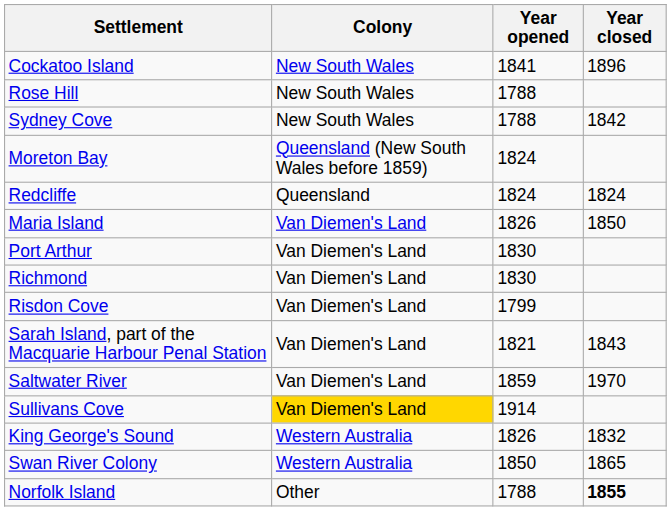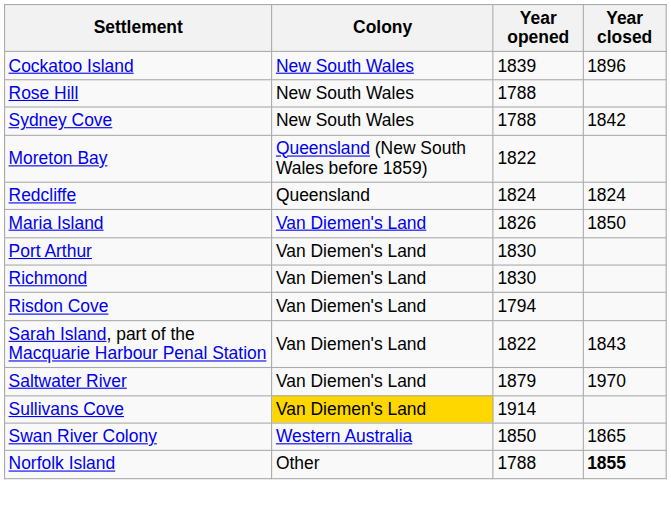(517, 65) 1841 -> (517, 65) 1839
(517, 158) 1824 -> (517, 158) 1822
(517, 306) 1799 -> (517, 306) 1794
(517, 343) 1821 -> (517, 343) 1822
(517, 381) 1859 -> (517, 381) 1879
- row: (91, 436)
